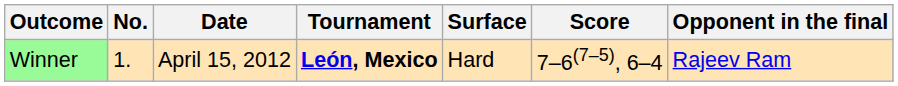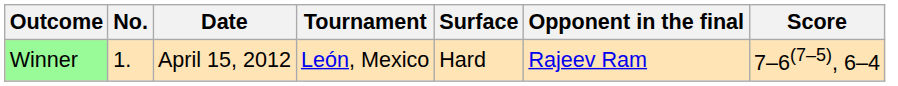columns swapped: (780, 21) <-> (600, 21)
(369, 59) bold -> (365, 59) normal
